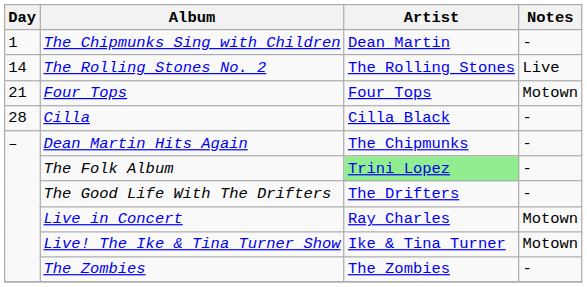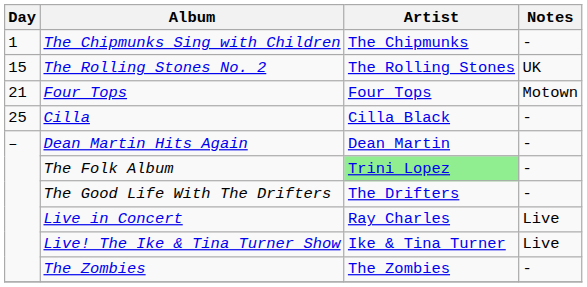(399, 42) Dean Martin -> (408, 42) The Chipmunks
(18, 68) 14 -> (18, 68) 15
(541, 68) Live -> (532, 68) UK
(18, 118) 28 -> (18, 118) 25
(408, 143) The Chipmunks -> (399, 143) Dean Martin
(550, 219) Motown -> (541, 219) Live
(550, 244) Motown -> (541, 244) Live
